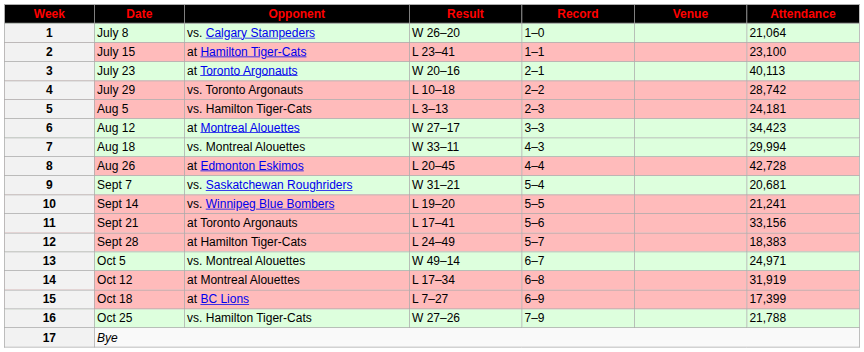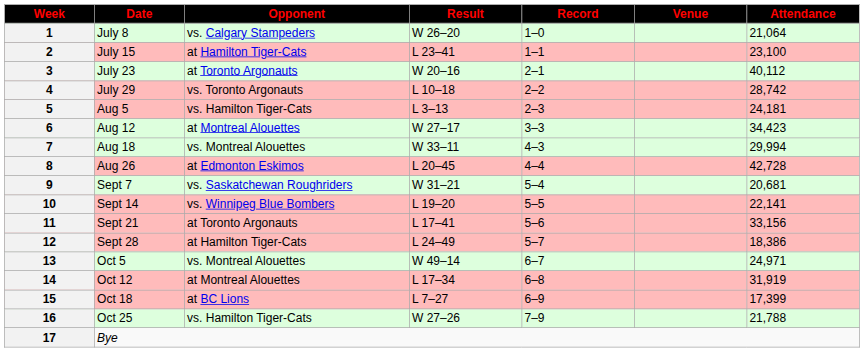(767, 71) 40,113 -> (767, 71) 40,112
(768, 204) 21,241 -> (768, 204) 22,141
(768, 242) 18,383 -> (768, 242) 18,386
